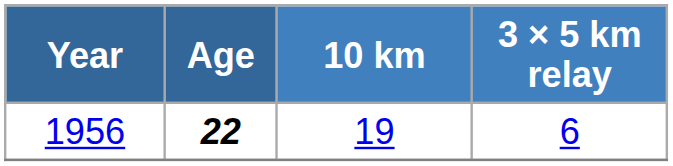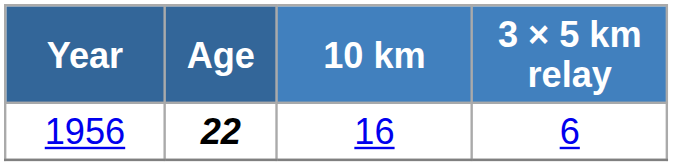(374, 132) 19 -> (374, 132) 16
